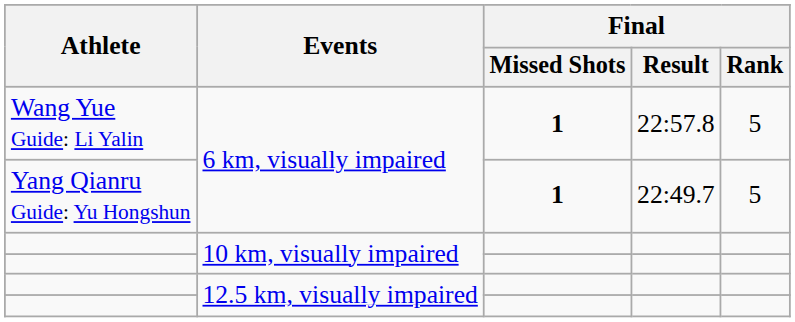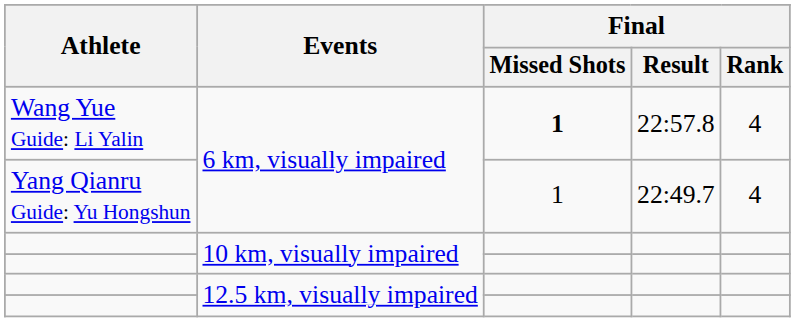(755, 123) 5 -> (755, 123) 4
(557, 195) bold -> (557, 195) normal
(755, 195) 5 -> (755, 195) 4
